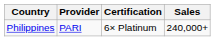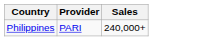- column: (133, 12)
